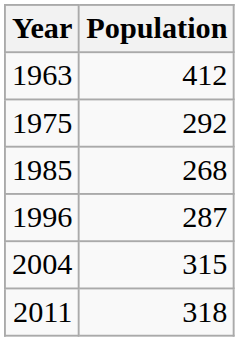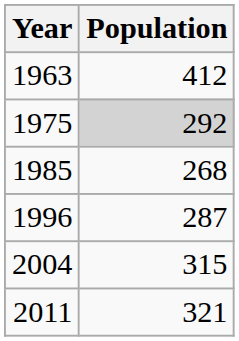(205, 122) no background -> (205, 122) lightgrey background
(205, 311) 318 -> (205, 311) 321
